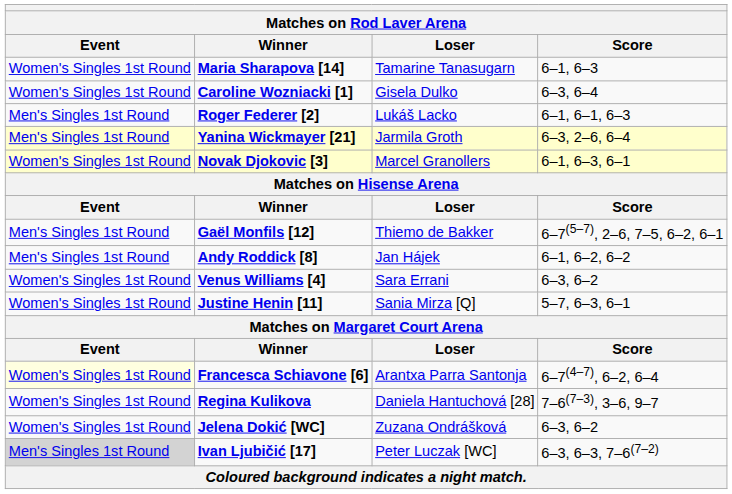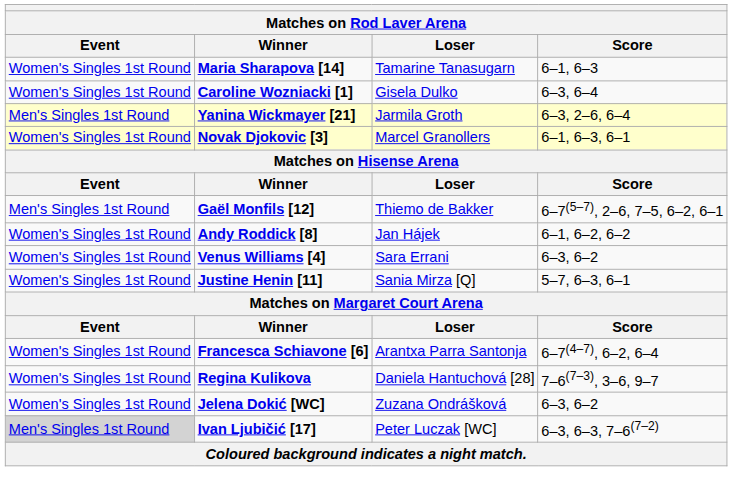- row: (258, 115)
(89, 257) Men's Singles 1st Round -> (100, 234) Women's Singles 1st Round
(100, 375) lightyellow background -> (100, 351) no background
